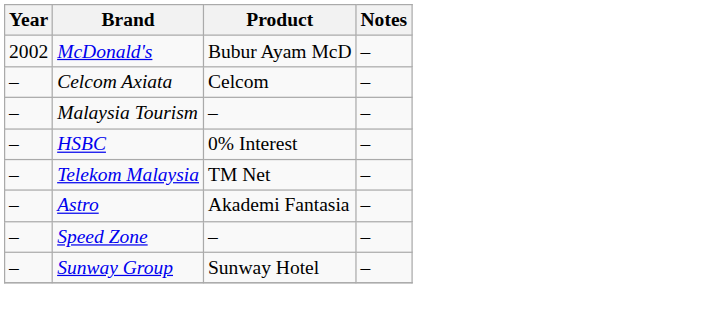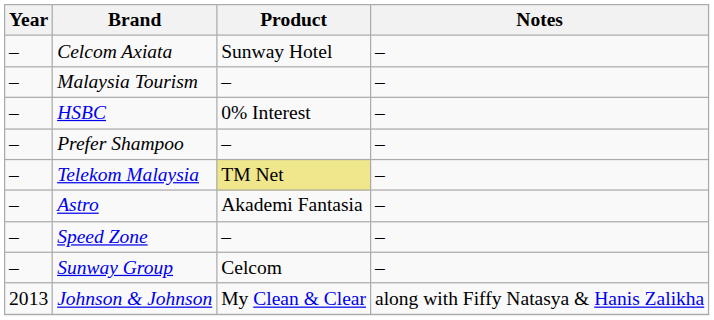- row: (105, 50)
(238, 81) Celcom -> (277, 50) Sunway Hotel
+ row: (120, 143)
(239, 174) no background -> (252, 174) khaki background
(264, 267) Sunway Hotel -> (252, 267) Celcom
+ row: (135, 298)
